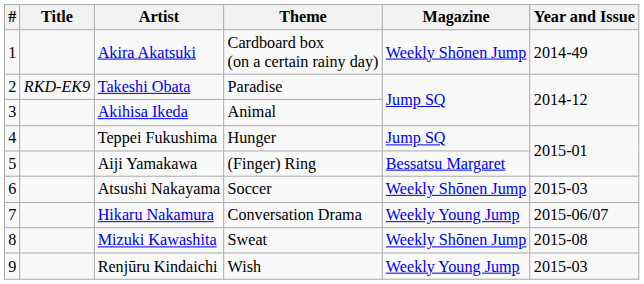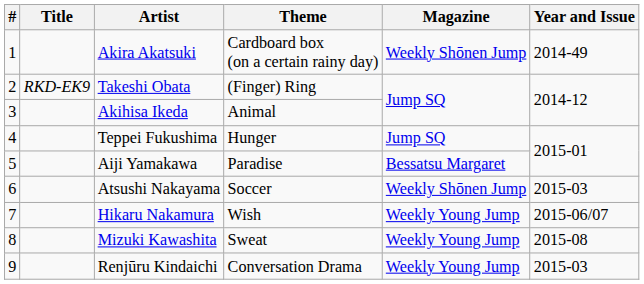(255, 86) Paradise -> (272, 86) (Finger) Ring
(272, 163) (Finger) Ring -> (255, 163) Paradise
(295, 214) Conversation Drama -> (244, 214) Wish
(456, 240) Weekly Shōnen Jump -> (453, 240) Weekly Young Jump
(244, 266) Wish -> (295, 266) Conversation Drama
